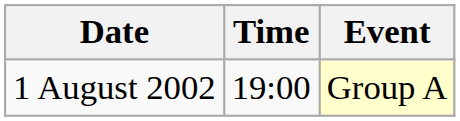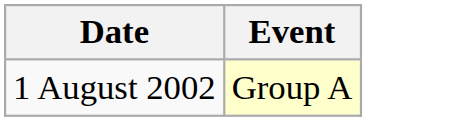- column: (271, 32)
